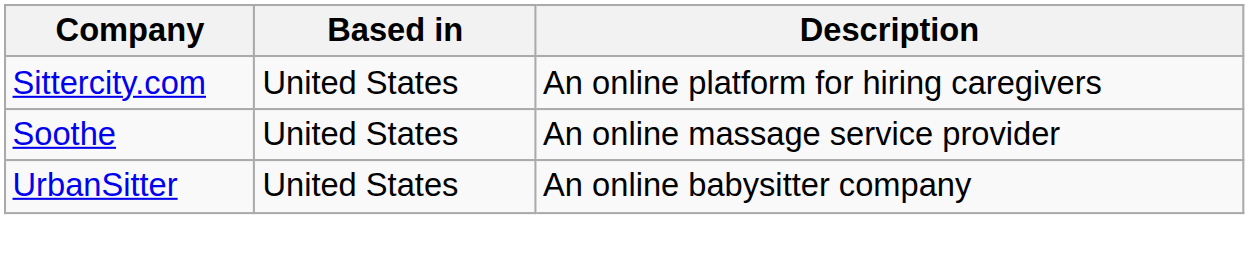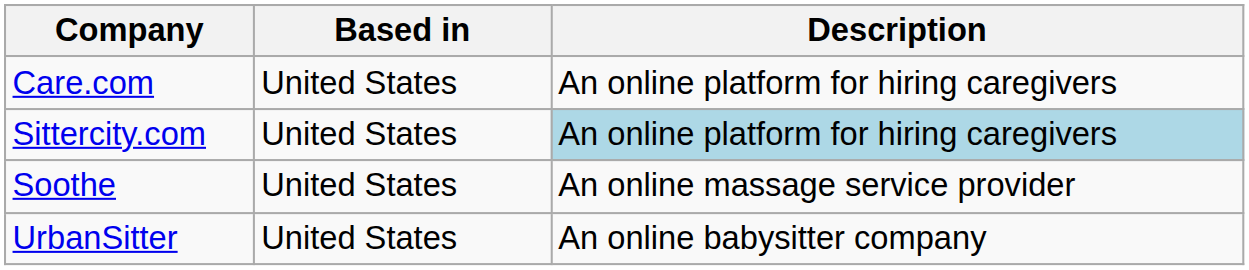+ row: (83, 82)
(822, 82) no background -> (838, 133) lightblue background
